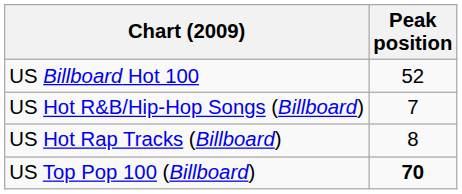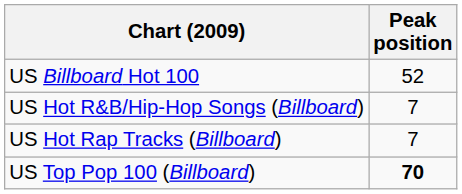(413, 140) 8 -> (413, 140) 7
